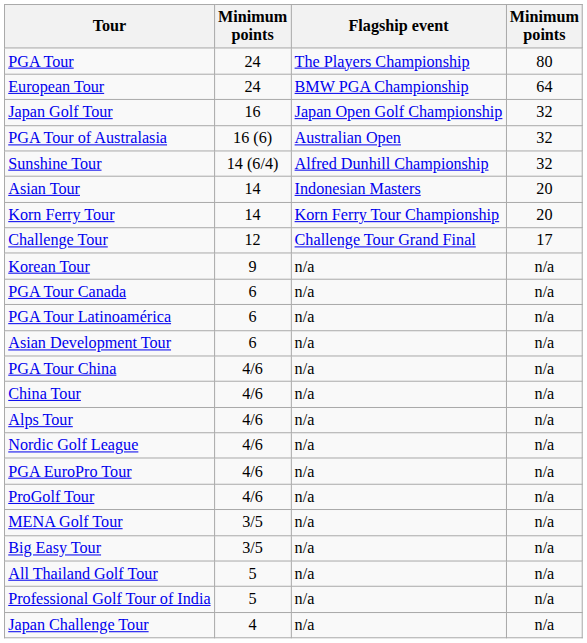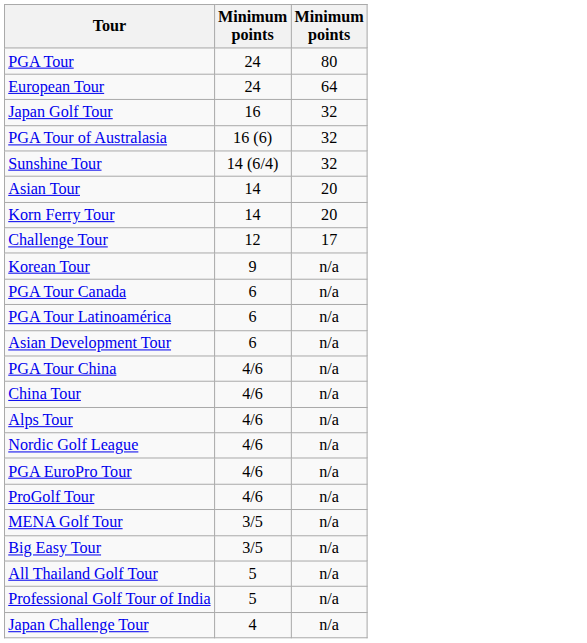- column: (398, 26)
